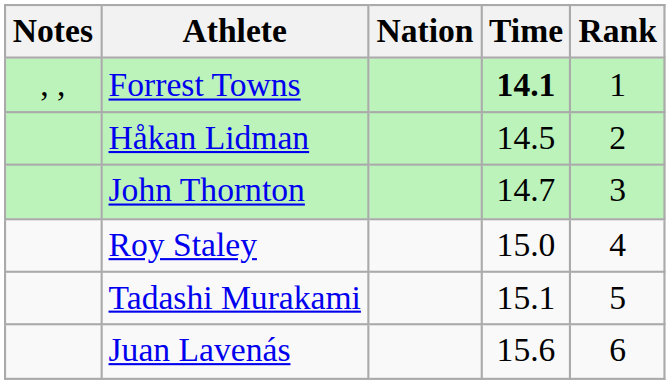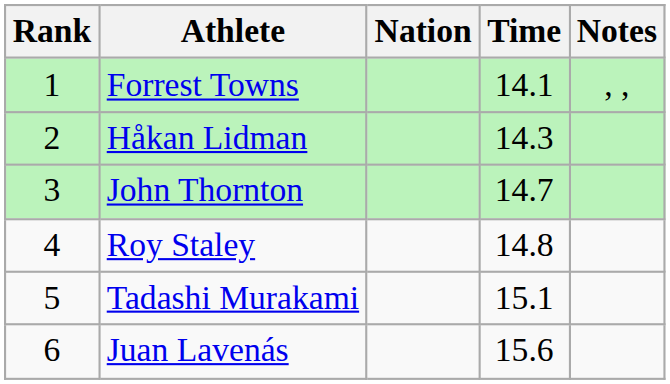columns swapped: (618, 31) <-> (53, 31)
(526, 84) bold -> (524, 84) normal
(526, 137) 14.5 -> (524, 137) 14.3
(526, 244) 15.0 -> (524, 244) 14.8
